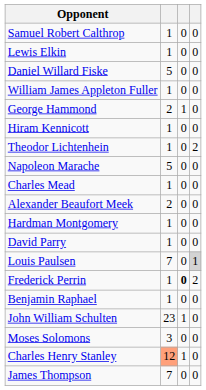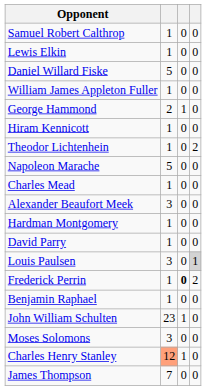(169, 204) 2 -> (169, 204) 3
(169, 261) 7 -> (169, 261) 3
